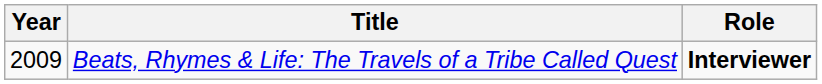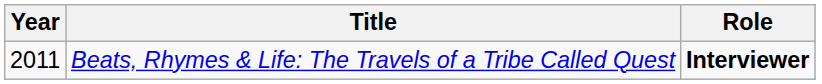(36, 60) 2009 -> (35, 60) 2011
